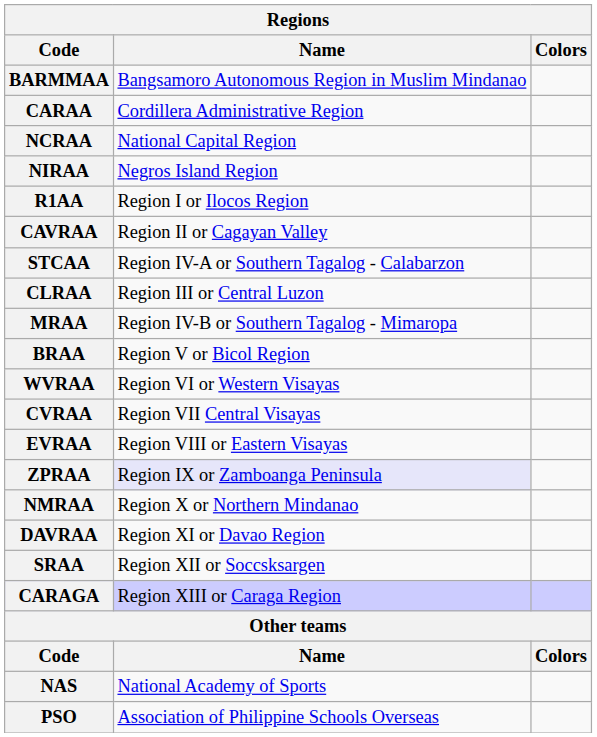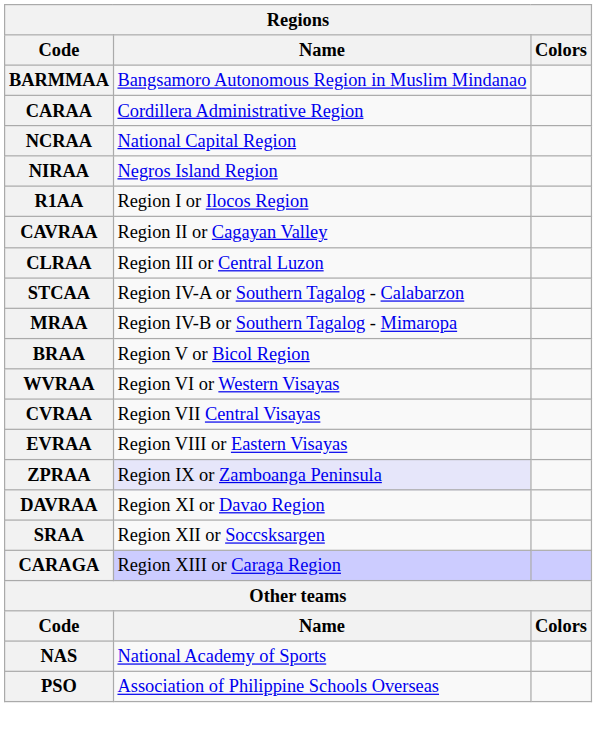rows swapped: (59, 292) <-> (59, 262)
- row: (59, 505)
